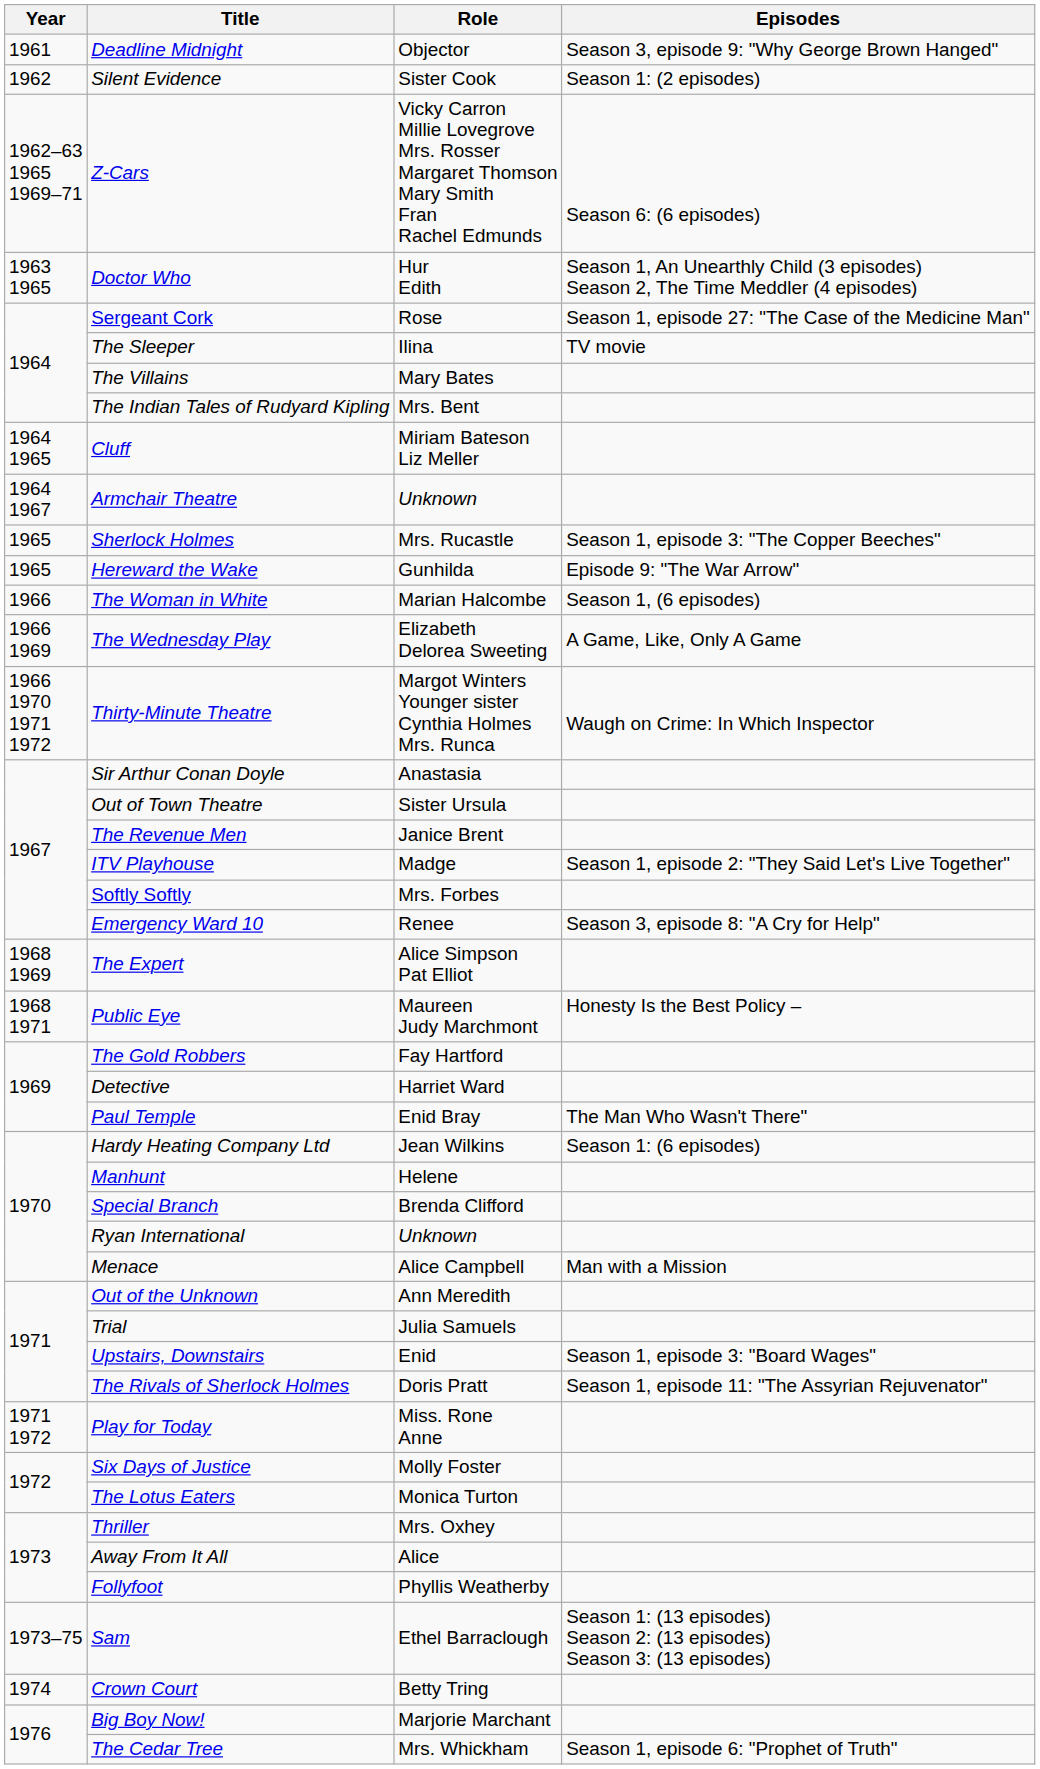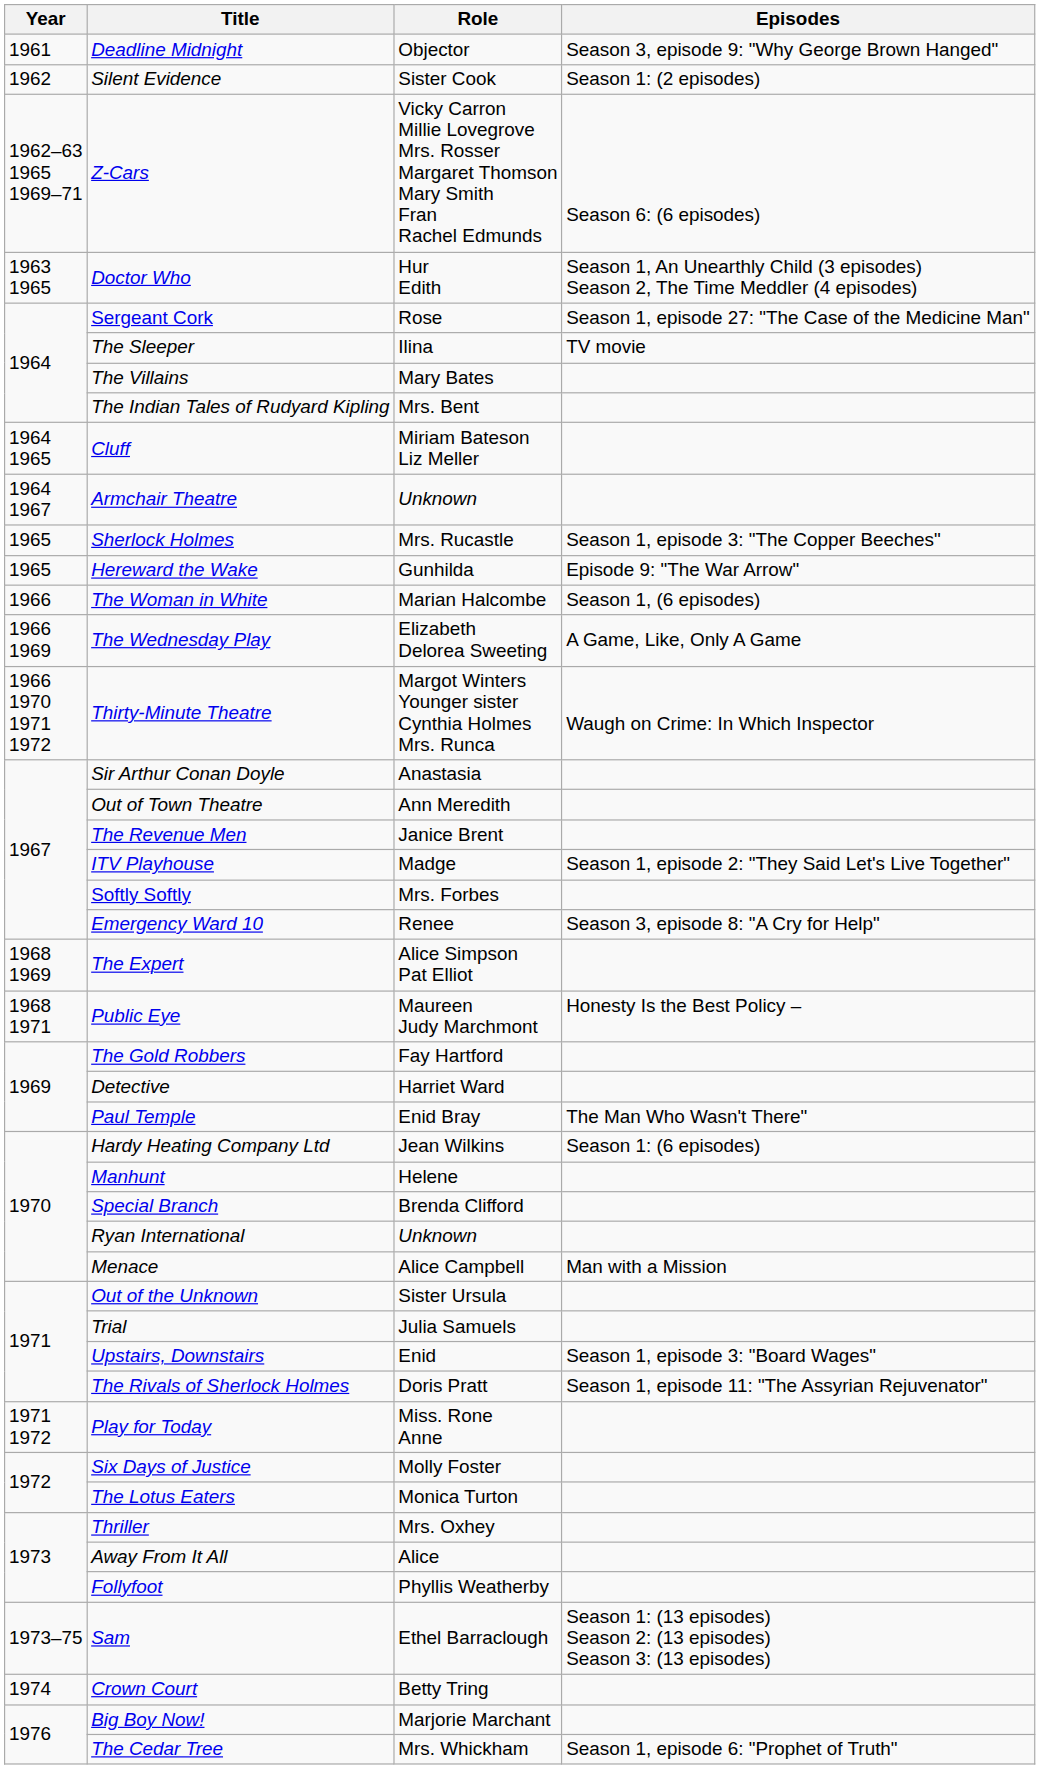(452, 804) Sister Ursula -> (454, 804) Ann Meredith
(454, 1296) Ann Meredith -> (452, 1296) Sister Ursula
